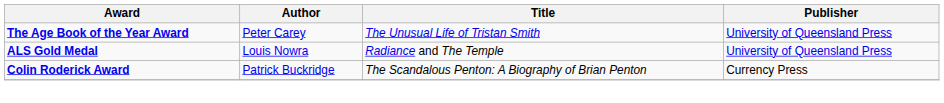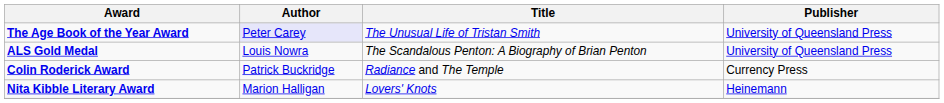(274, 32) no background -> (274, 32) lavender background
(434, 51) Radiance and The Temple -> (506, 51) The Scandalous Penton: A Biography of Brian Penton
(506, 70) The Scandalous Penton: A Biography of Brian Penton -> (434, 70) Radiance and The Temple
+ row: (81, 88)
